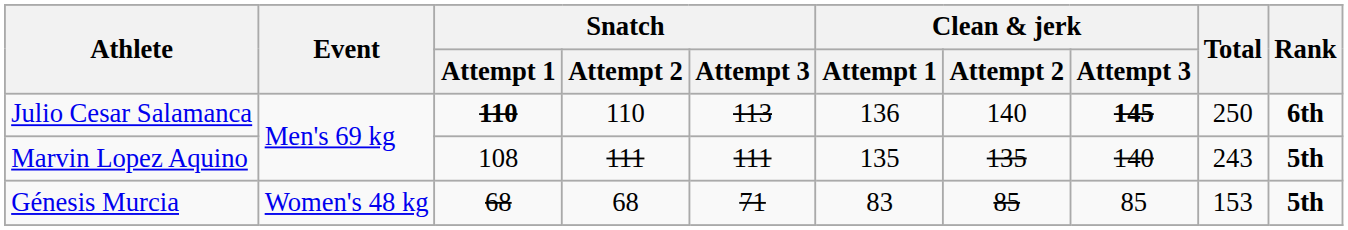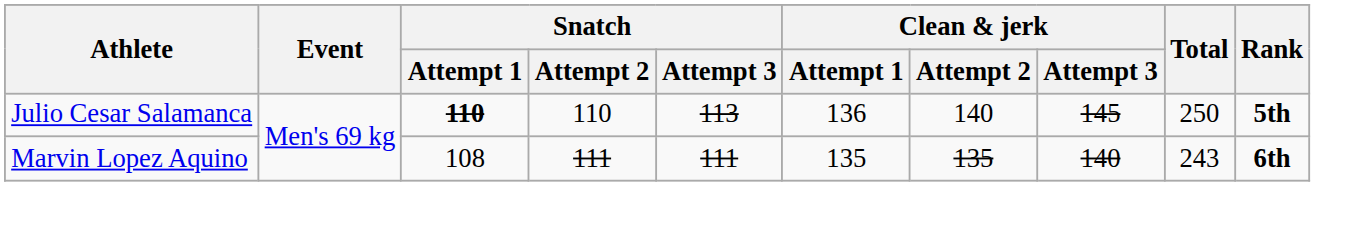(1134, 114) bold -> (1101, 114) normal
(1305, 114) 6th -> (1272, 114) 5th
(1305, 158) 5th -> (1272, 158) 6th
- row: (95, 202)
